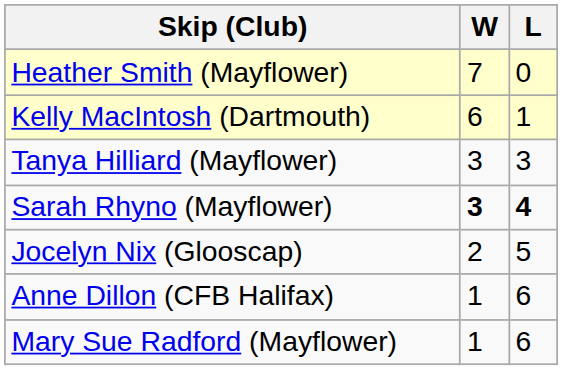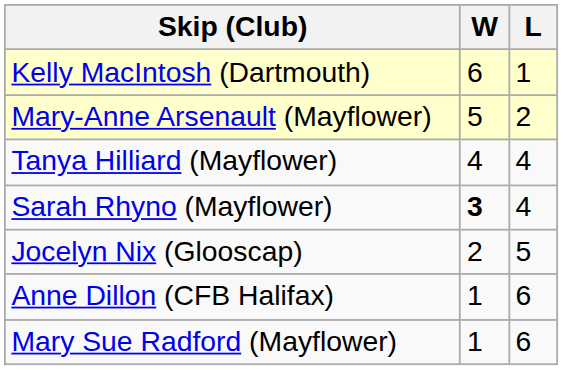- row: (180, 71)
+ row: (222, 116)
(475, 161) 3 -> (475, 161) 4
(523, 161) 3 -> (523, 161) 4
(523, 206) bold -> (523, 206) normal
